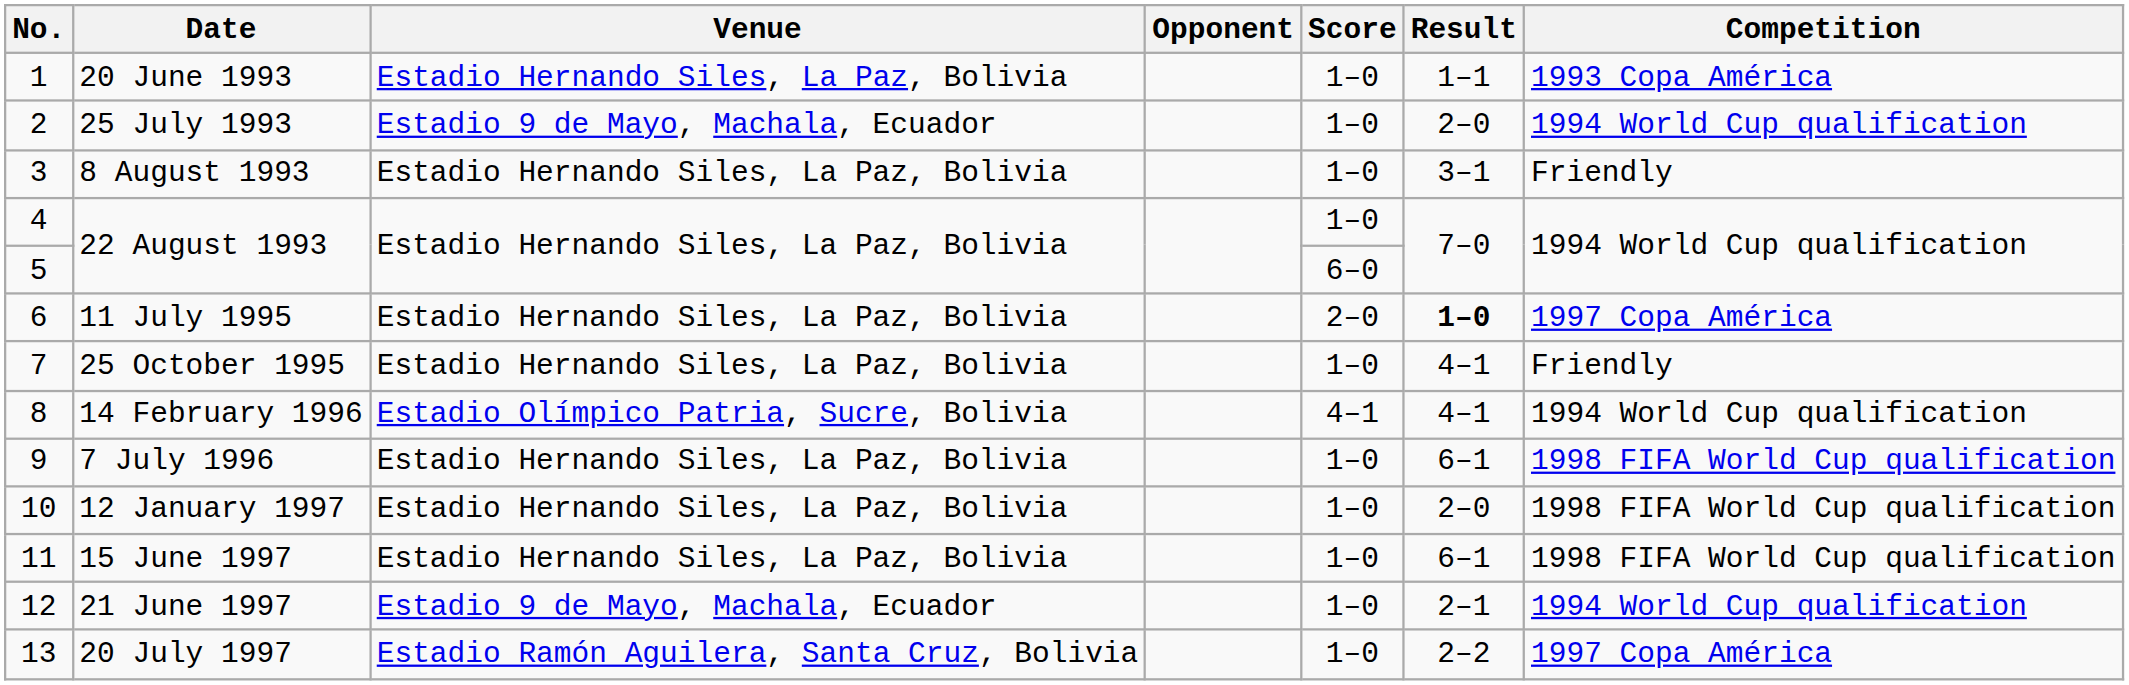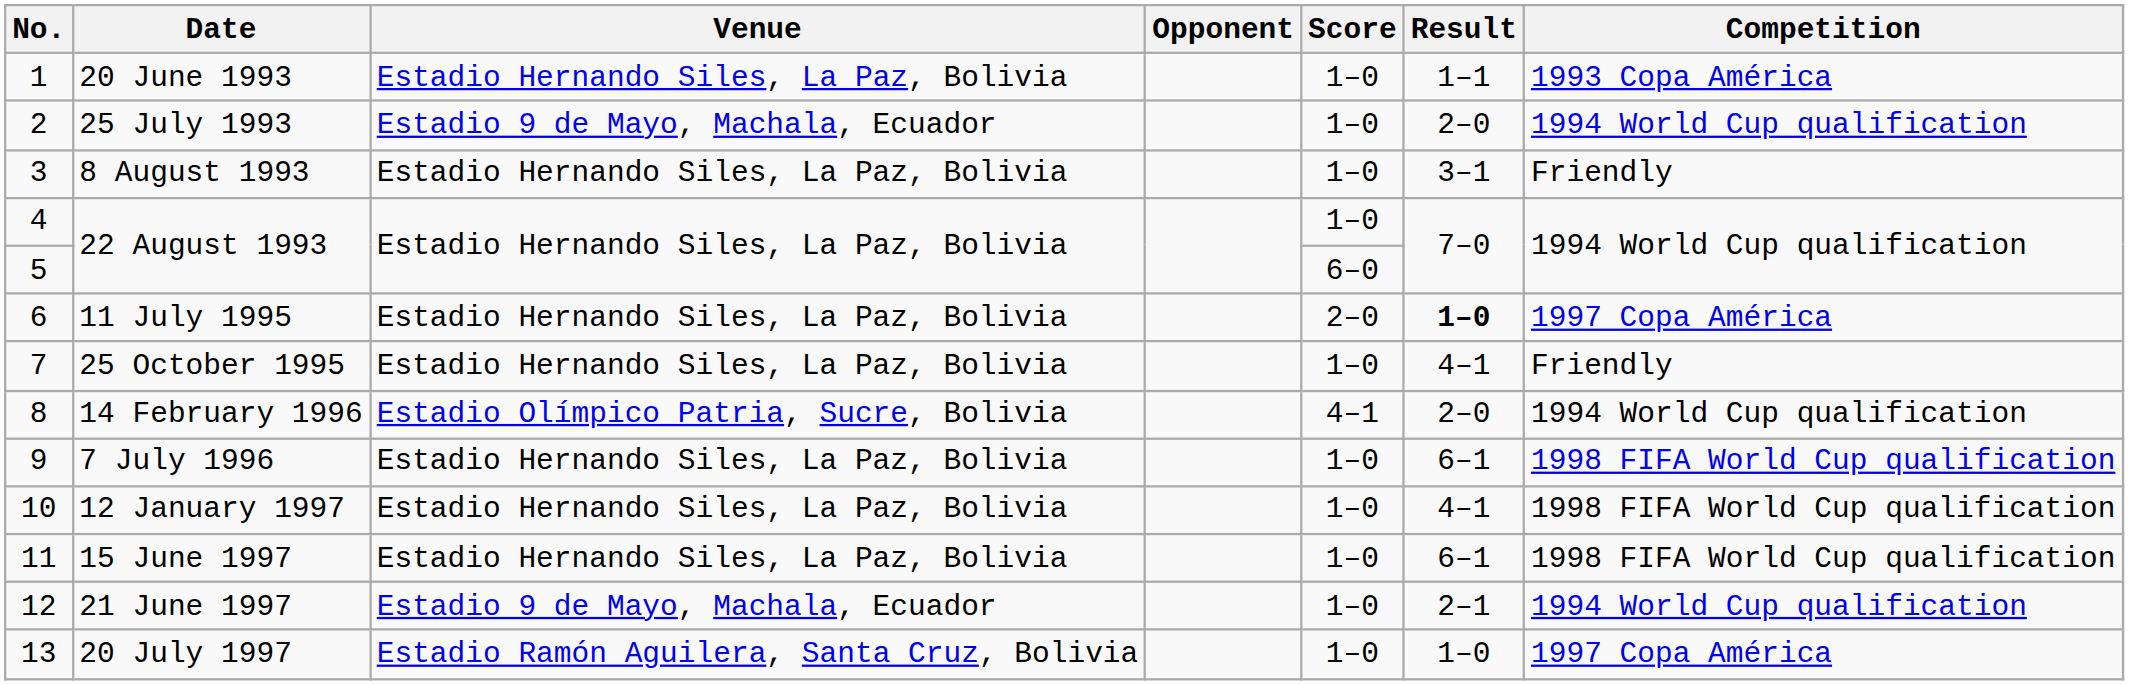(1464, 414) 4–1 -> (1464, 414) 2–0
(1464, 510) 2–0 -> (1464, 510) 4–1
(1464, 654) 2–2 -> (1464, 654) 1–0
